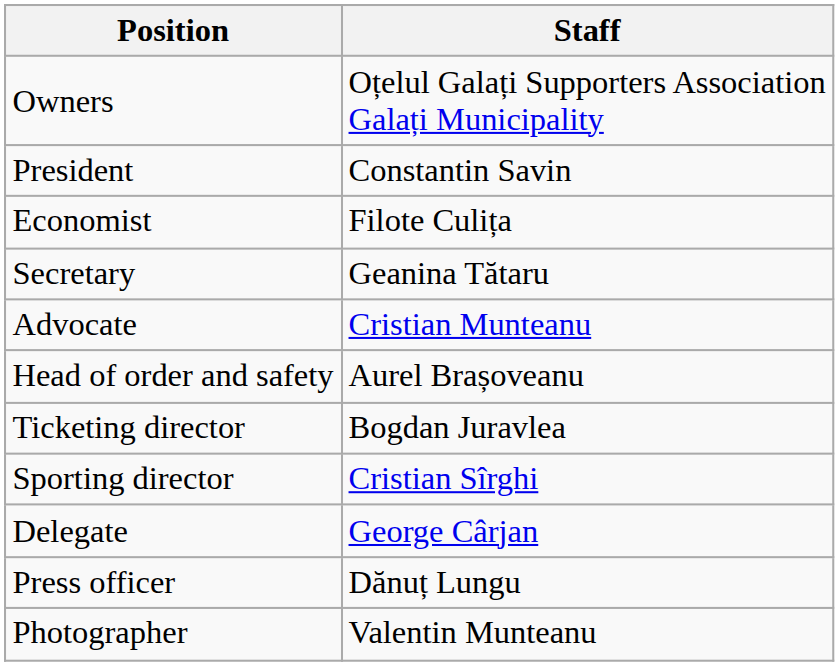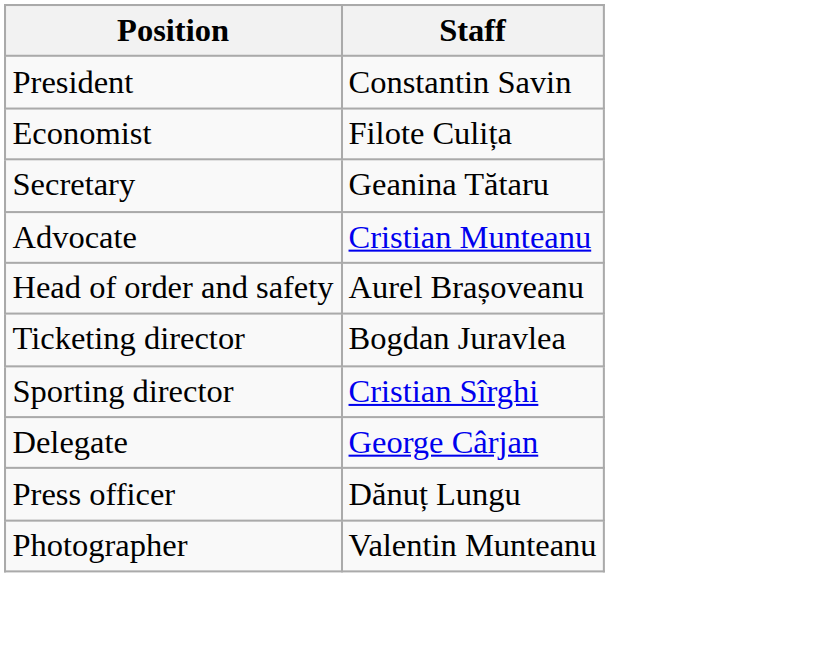- row: (63, 100)
